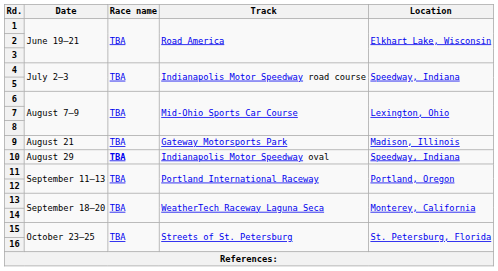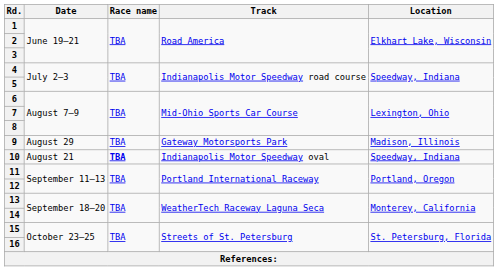(50, 143) August 21 -> (50, 143) August 29
(50, 157) August 29 -> (50, 157) August 21
